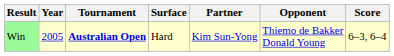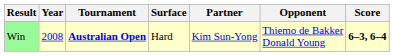(52, 36) 2005 -> (52, 36) 2008
(367, 36) normal -> (367, 36) bold
